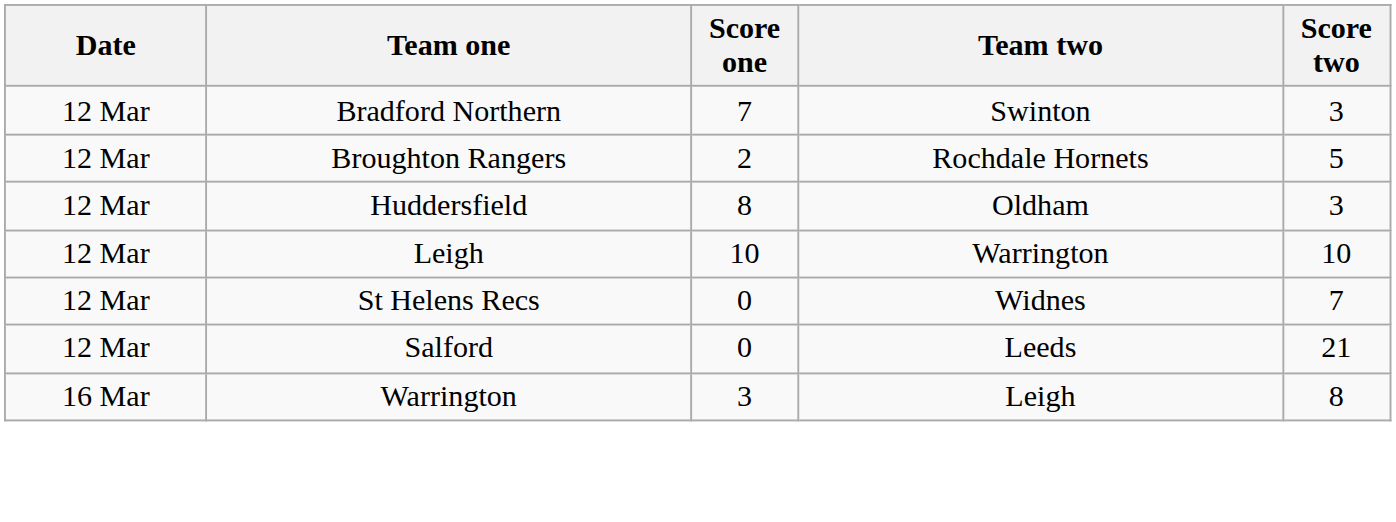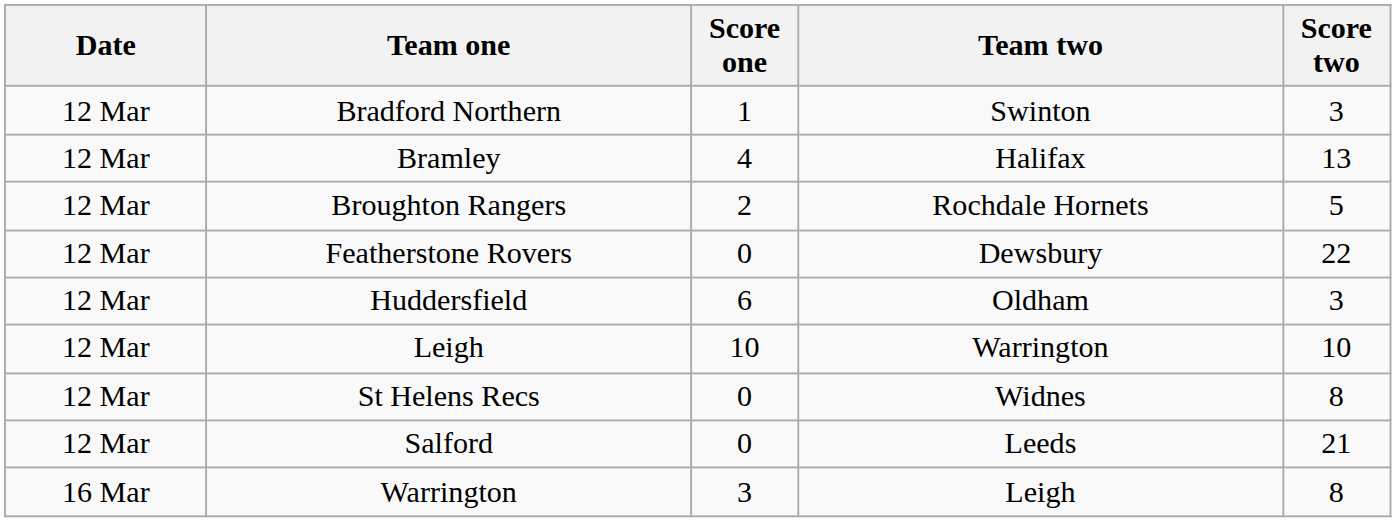(745, 109) 7 -> (745, 109) 1
+ row: (449, 157)
+ row: (449, 253)
(745, 205) 8 -> (745, 300) 6
(1336, 300) 7 -> (1336, 396) 8
